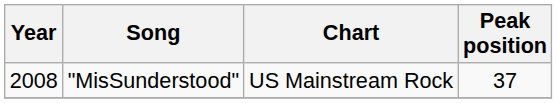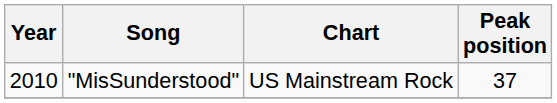(34, 80) 2008 -> (34, 80) 2010
